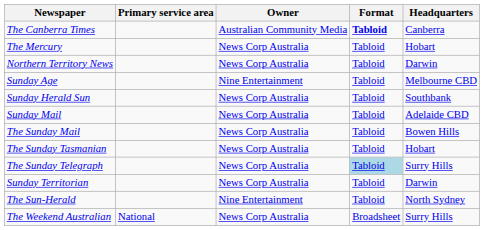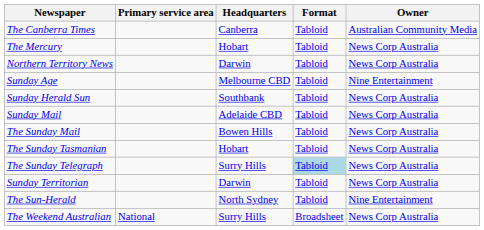columns swapped: (441, 13) <-> (283, 13)
(370, 30) bold -> (312, 30) normal
